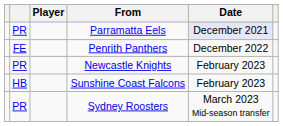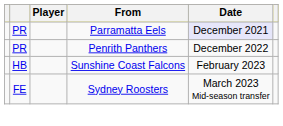(20, 48) FE -> (20, 48) PR
- row: (128, 65)
(20, 106) PR -> (20, 89) FE
